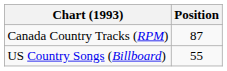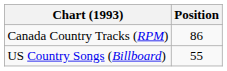(197, 35) 87 -> (197, 35) 86
